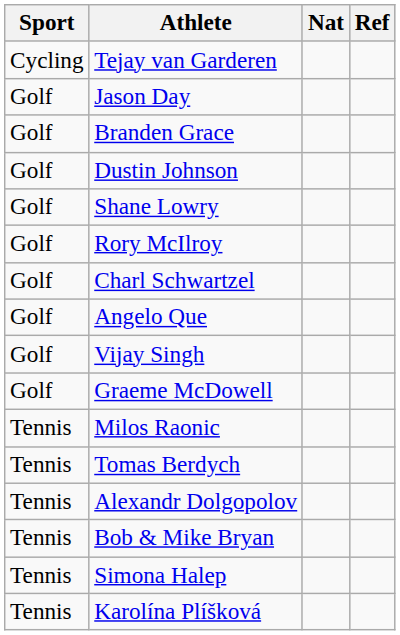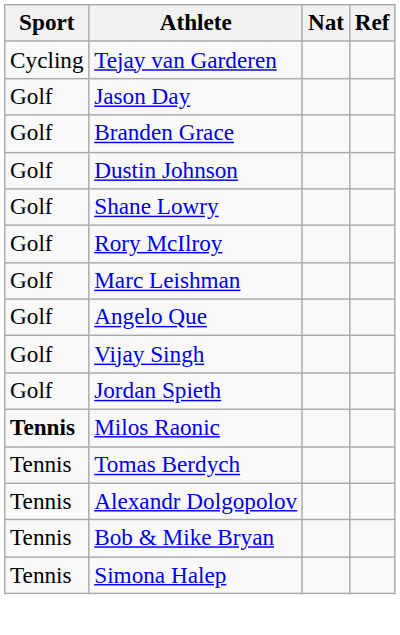+ row: (167, 280)
- row: (174, 280)
+ row: (158, 390)
- row: (183, 390)
(41, 427) normal -> (43, 427) bold
- row: (178, 611)
